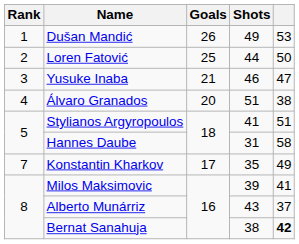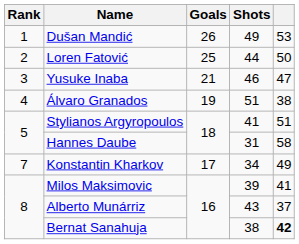(208, 100) 20 -> (208, 100) 19
(252, 164) 35 -> (252, 164) 34
